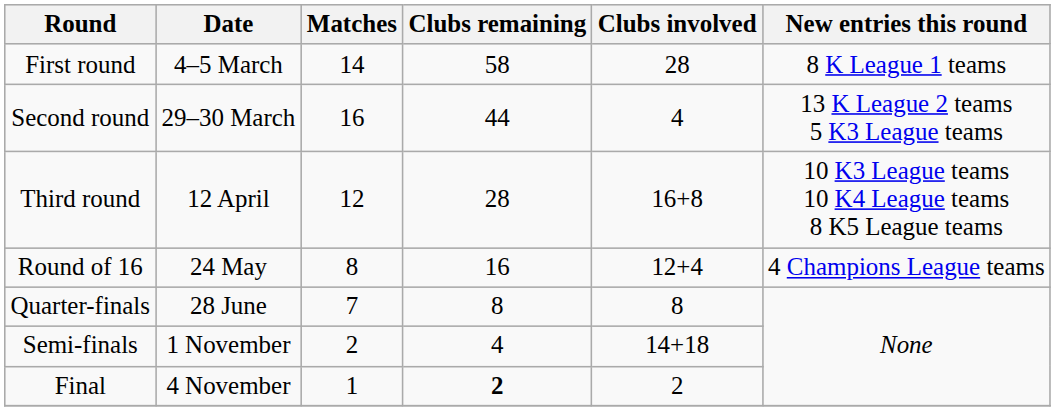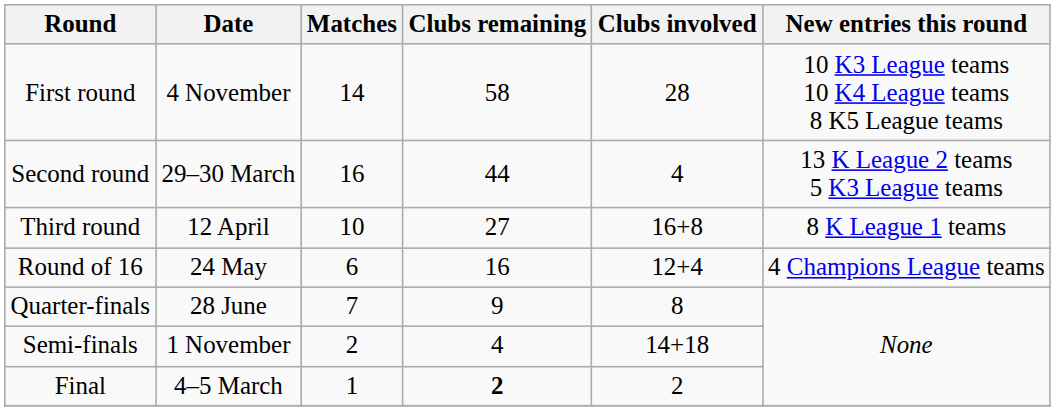(228, 63) 4–5 March -> (228, 91) 4 November
(906, 63) 8 K League 1 teams -> (906, 91) 10 K3 League teams 10 K4 League teams 8 K5 League teams
(352, 199) 12 -> (352, 227) 10
(497, 199) 28 -> (497, 227) 27
(906, 199) 10 K3 League teams 10 K4 League teams 8 K5 League teams -> (906, 227) 8 K League 1 teams
(352, 266) 8 -> (352, 266) 6
(497, 306) 8 -> (497, 306) 9
(228, 385) 4 November -> (228, 385) 4–5 March
